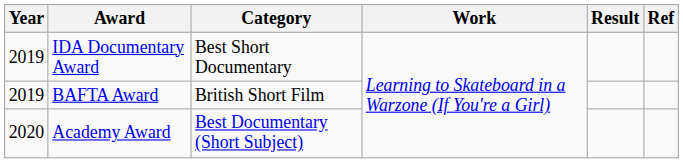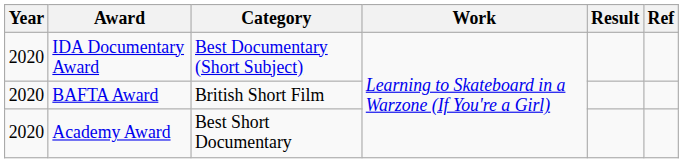(26, 56) 2019 -> (26, 56) 2020
(243, 56) Best Short Documentary -> (261, 56) Best Documentary (Short Subject)
(26, 94) 2019 -> (26, 94) 2020
(261, 133) Best Documentary (Short Subject) -> (243, 133) Best Short Documentary
